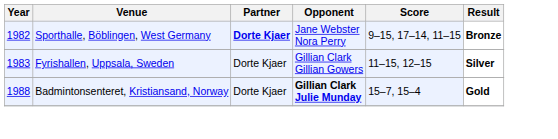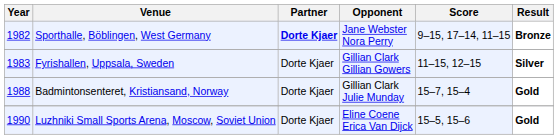(328, 92) bold -> (373, 92) normal
+ row: (155, 120)
